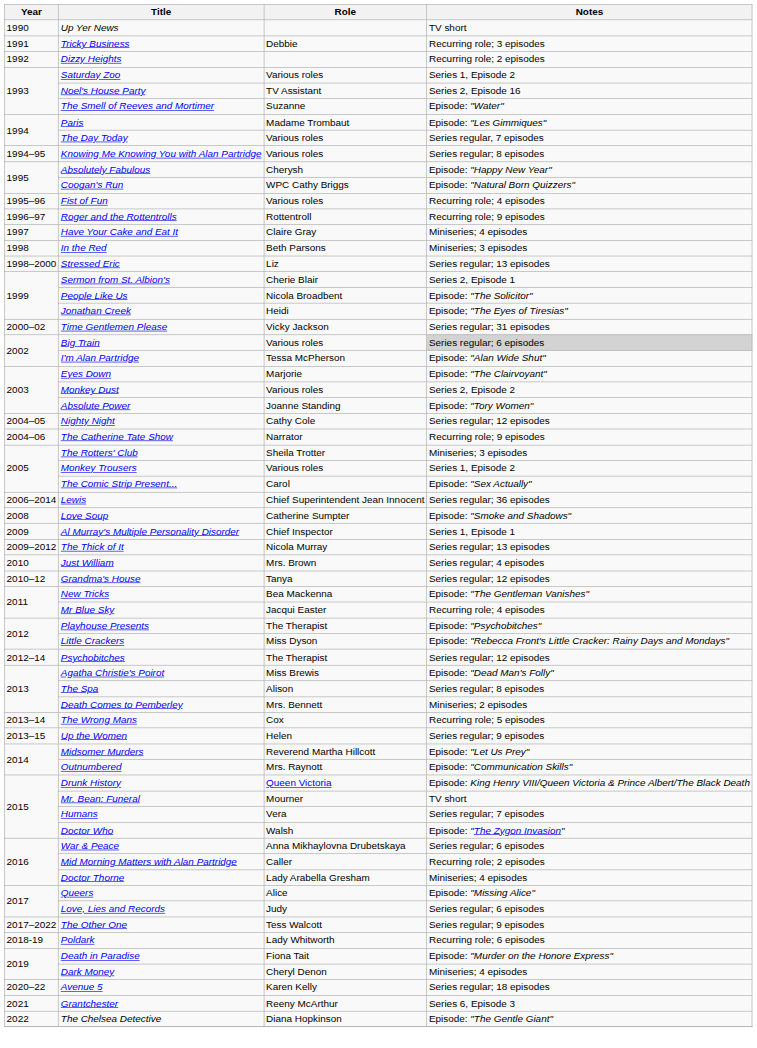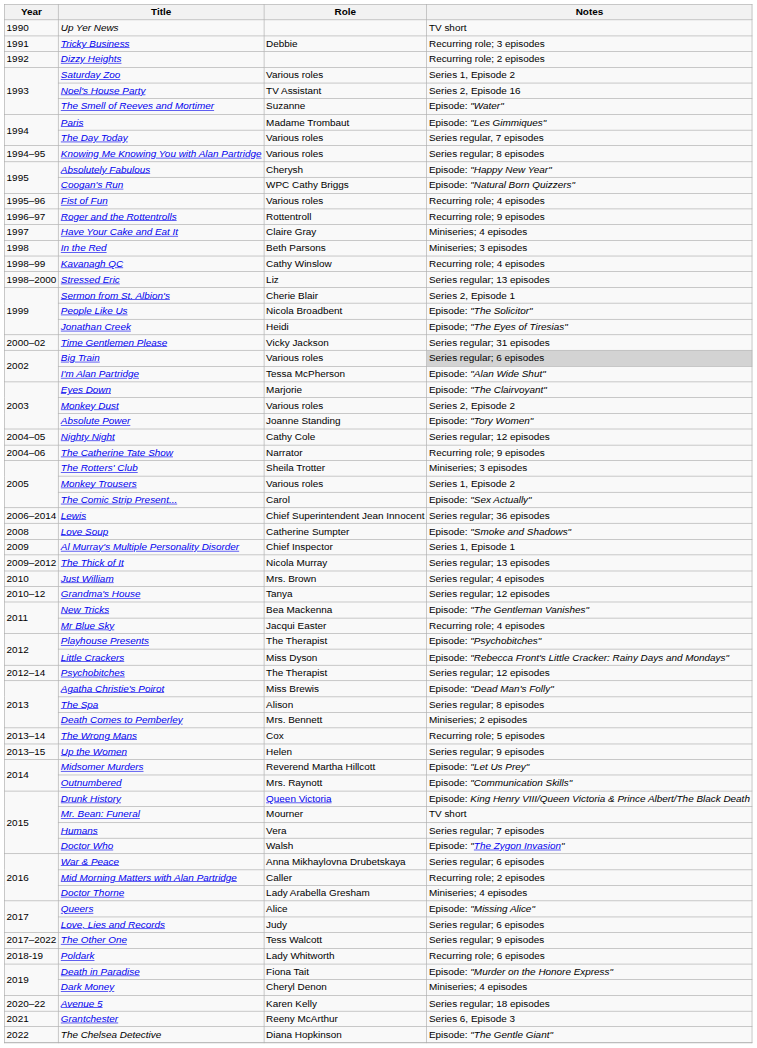+ row: (92, 264)
